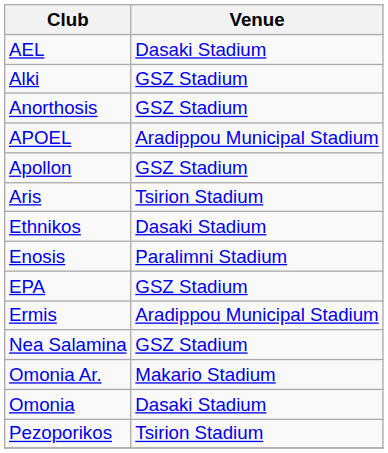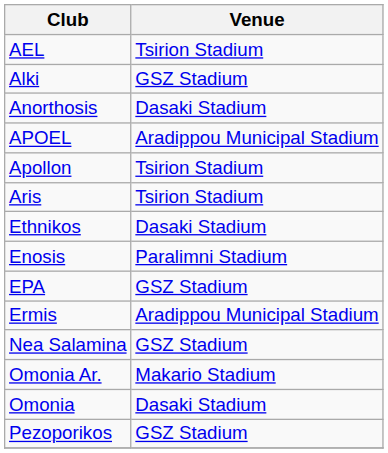(201, 49) Dasaki Stadium -> (199, 49) Tsirion Stadium
(191, 109) GSZ Stadium -> (201, 109) Dasaki Stadium
(191, 168) GSZ Stadium -> (199, 168) Tsirion Stadium
(199, 434) Tsirion Stadium -> (191, 434) GSZ Stadium
